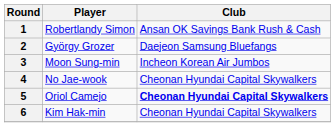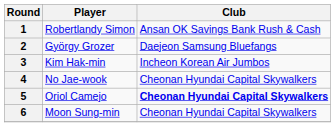(82, 63) Moon Sung-min -> (75, 63) Kim Hak-min
(75, 113) Kim Hak-min -> (82, 113) Moon Sung-min
